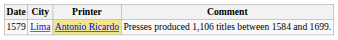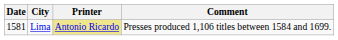(16, 27) 1579 -> (16, 27) 1581
